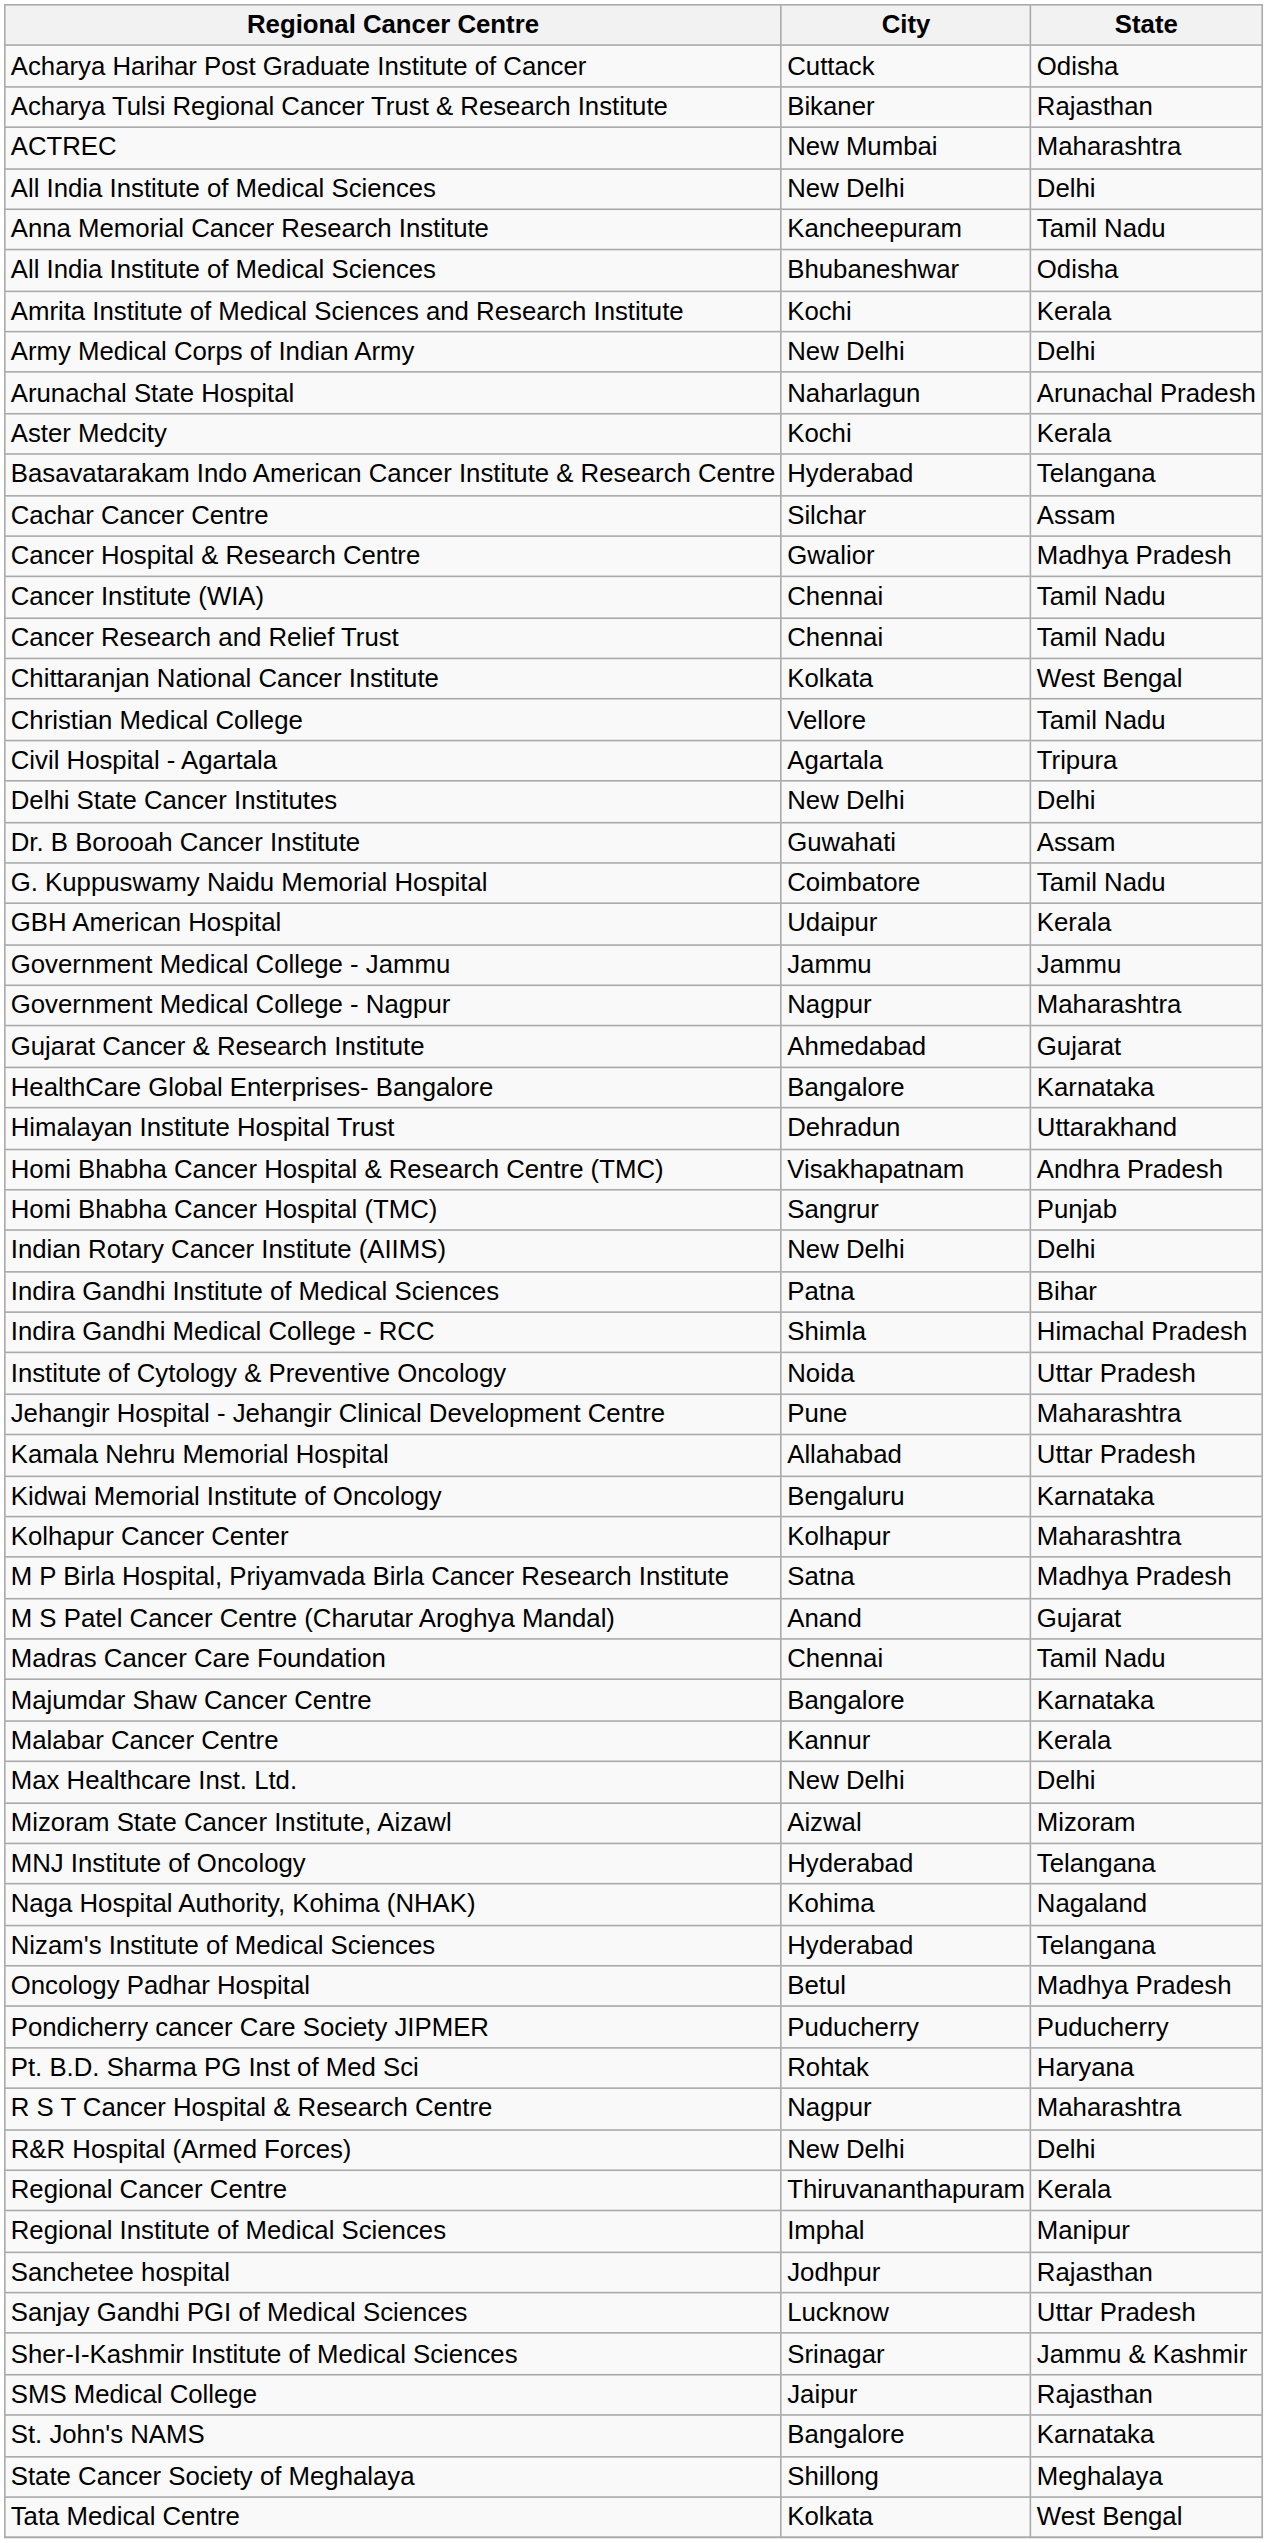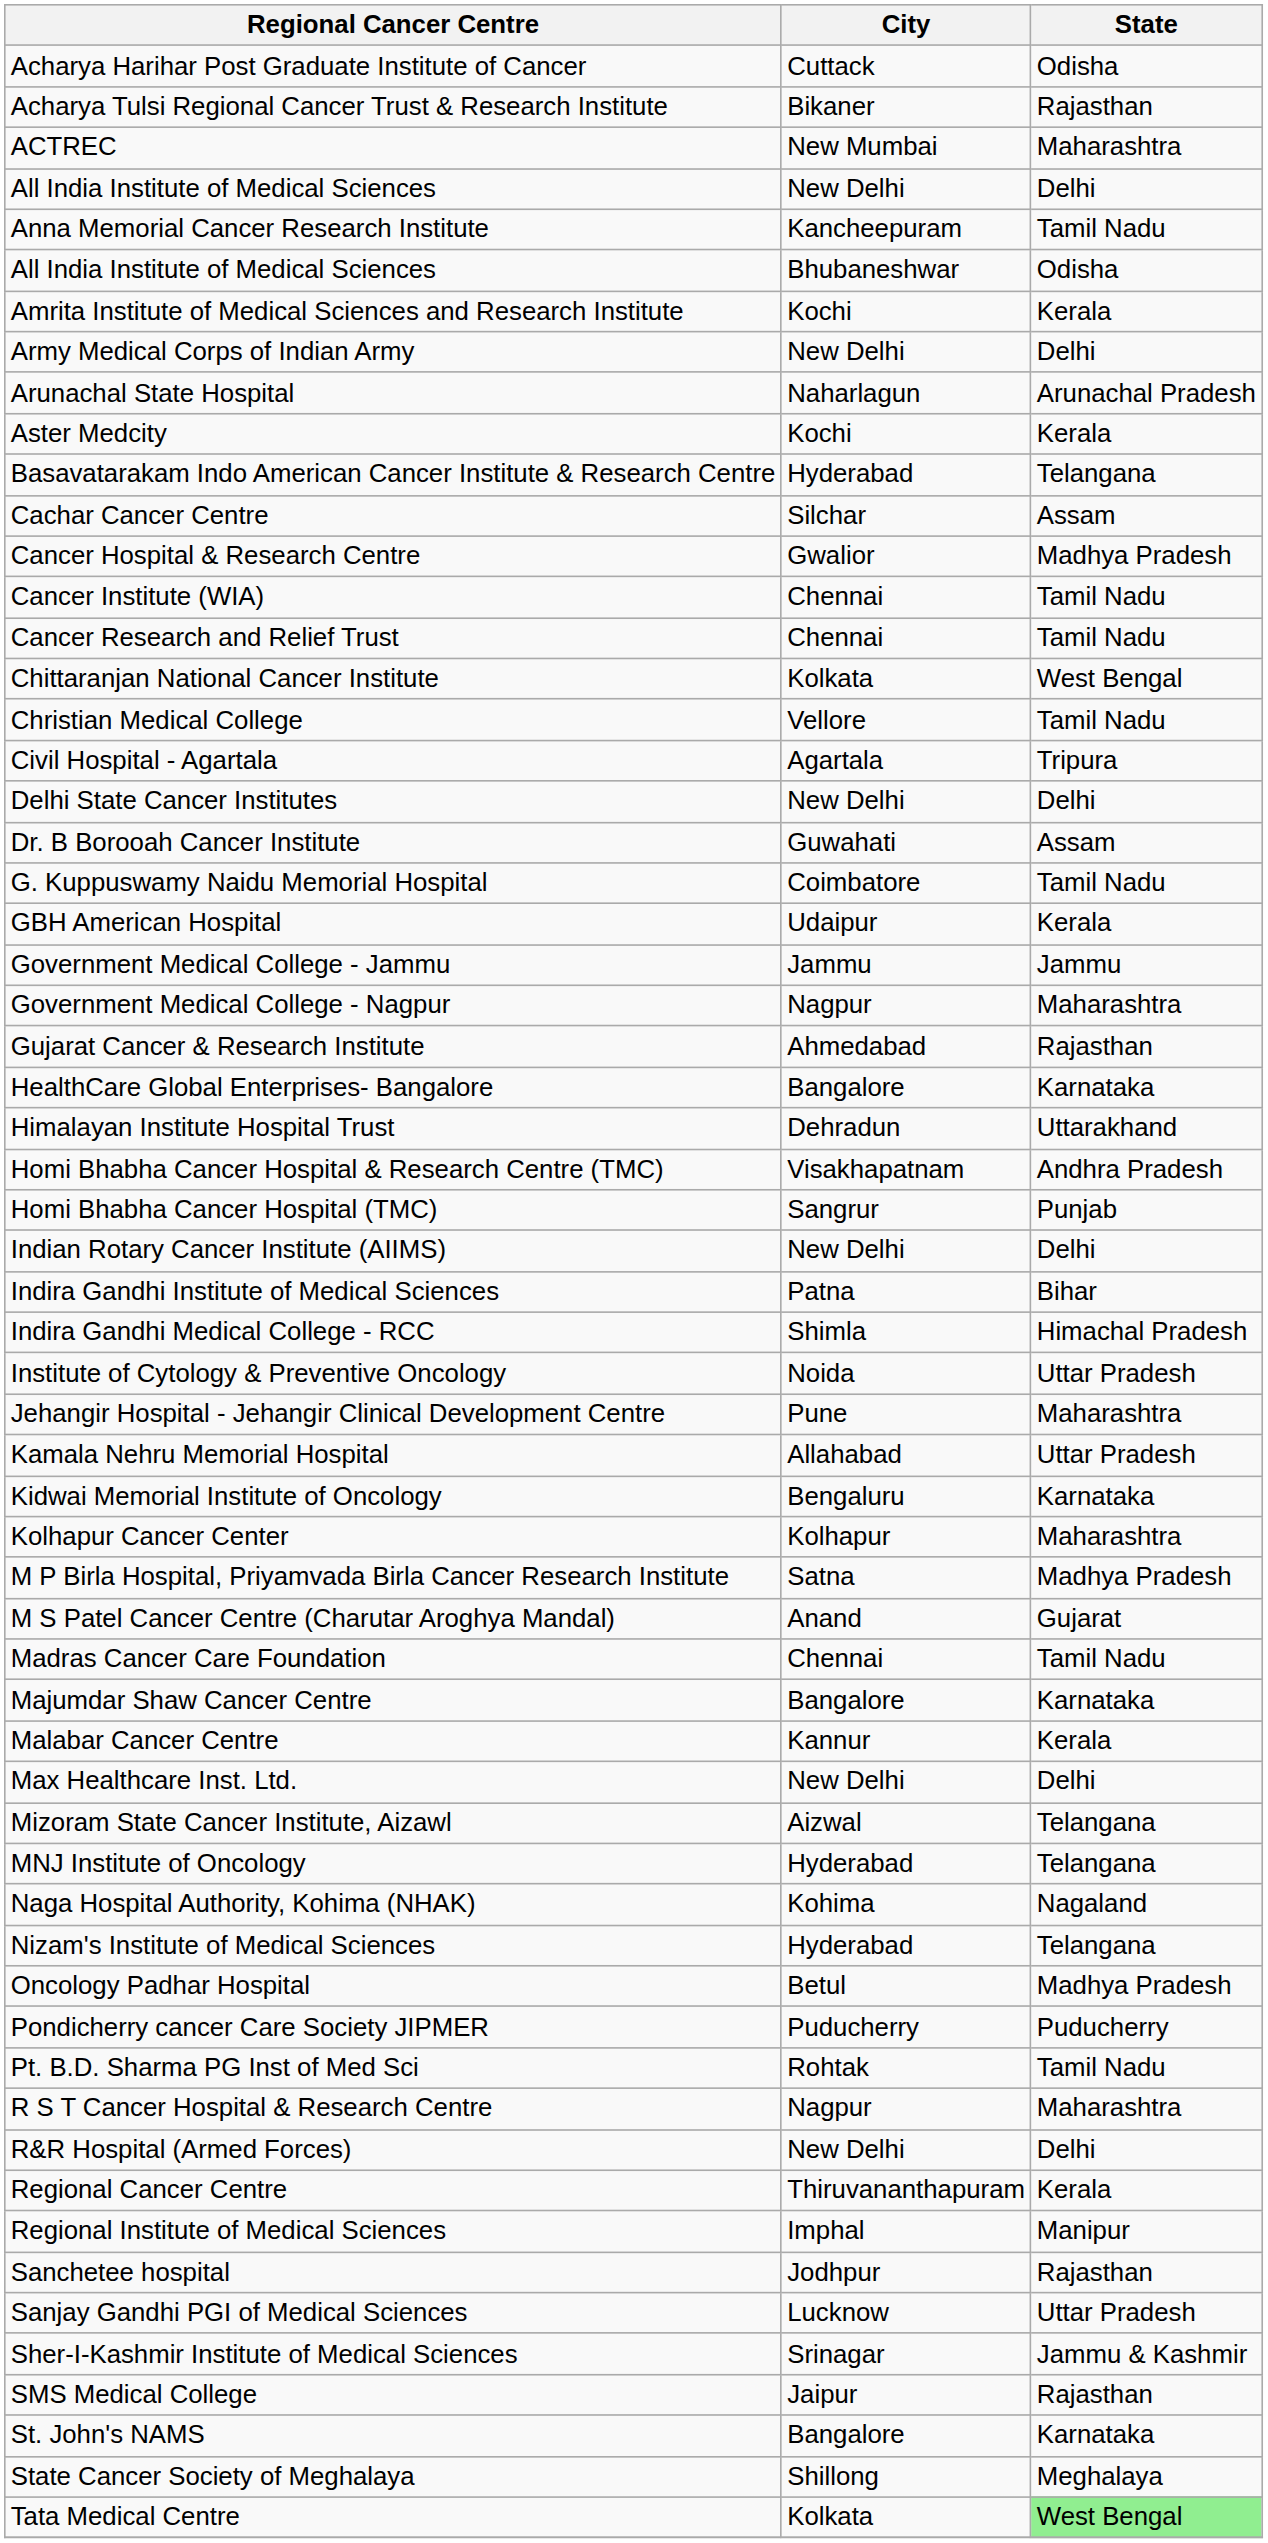(1079, 1046) Gujarat -> (1095, 1046) Rajasthan
(1086, 1822) Mizoram -> (1096, 1822) Telangana
(1085, 2067) Haryana -> (1101, 2067) Tamil Nadu
(1110, 2517) no background -> (1110, 2517) lightgreen background
